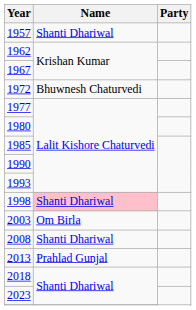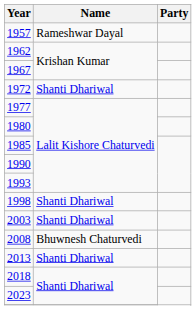(75, 32) Shanti Dhariwal -> (80, 32) Rameshwar Dayal
(89, 88) Bhuwnesh Chaturvedi -> (75, 88) Shanti Dhariwal
(75, 201) pink background -> (75, 201) no background
(58, 220) Om Birla -> (75, 220) Shanti Dhariwal
(75, 239) Shanti Dhariwal -> (89, 239) Bhuwnesh Chaturvedi
(72, 257) Prahlad Gunjal -> (75, 257) Shanti Dhariwal
